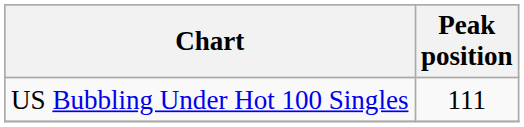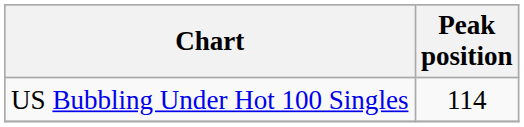(467, 99) 111 -> (467, 99) 114
